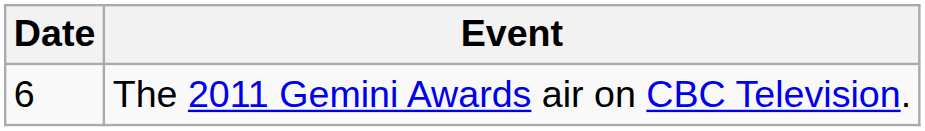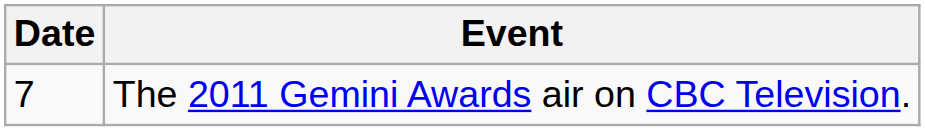(24, 93) 6 -> (24, 93) 7
